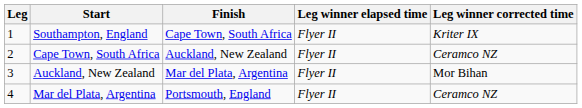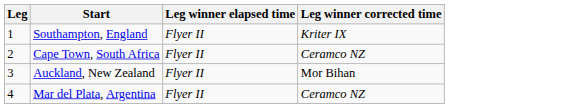- column: (229, 14)
